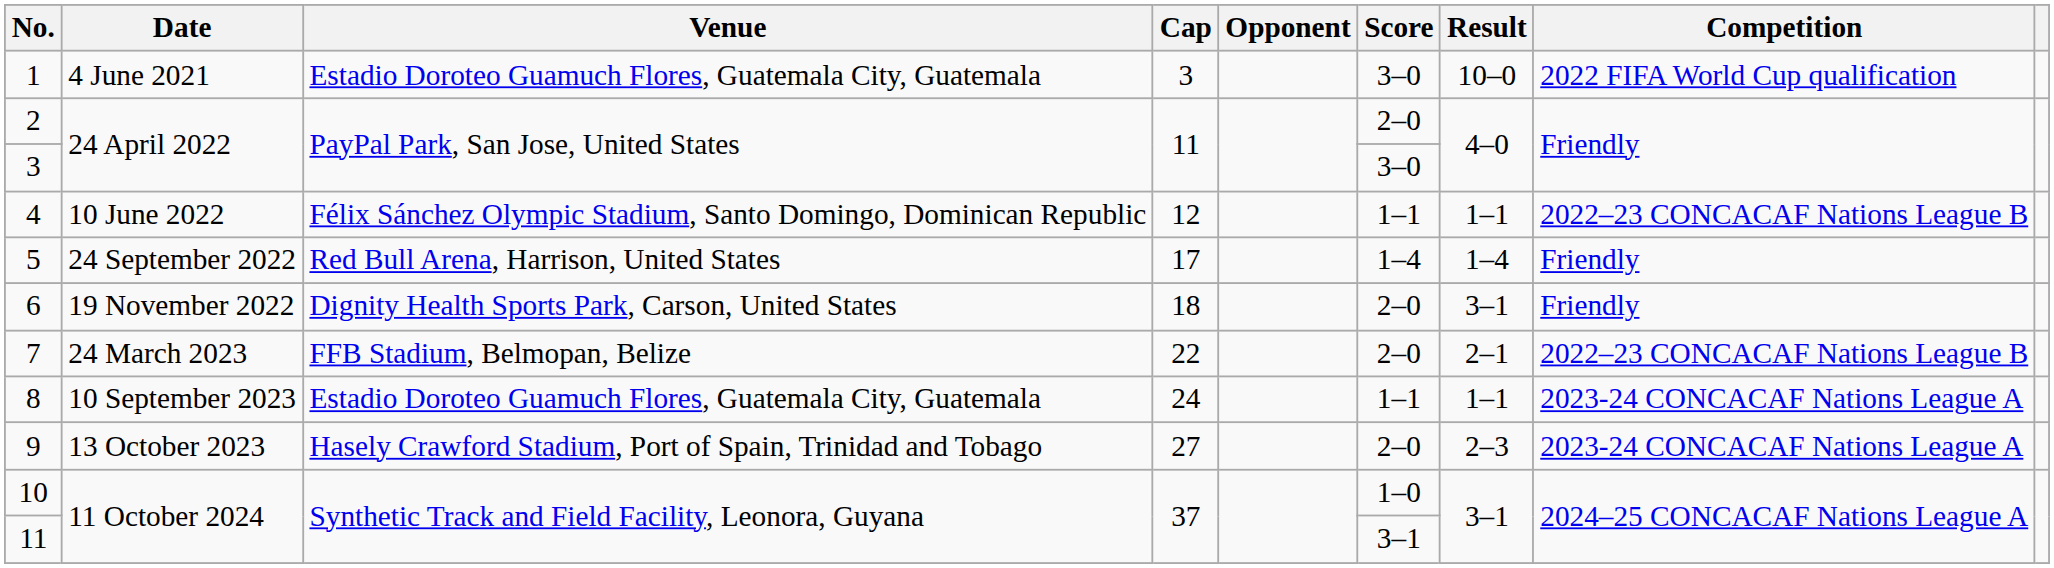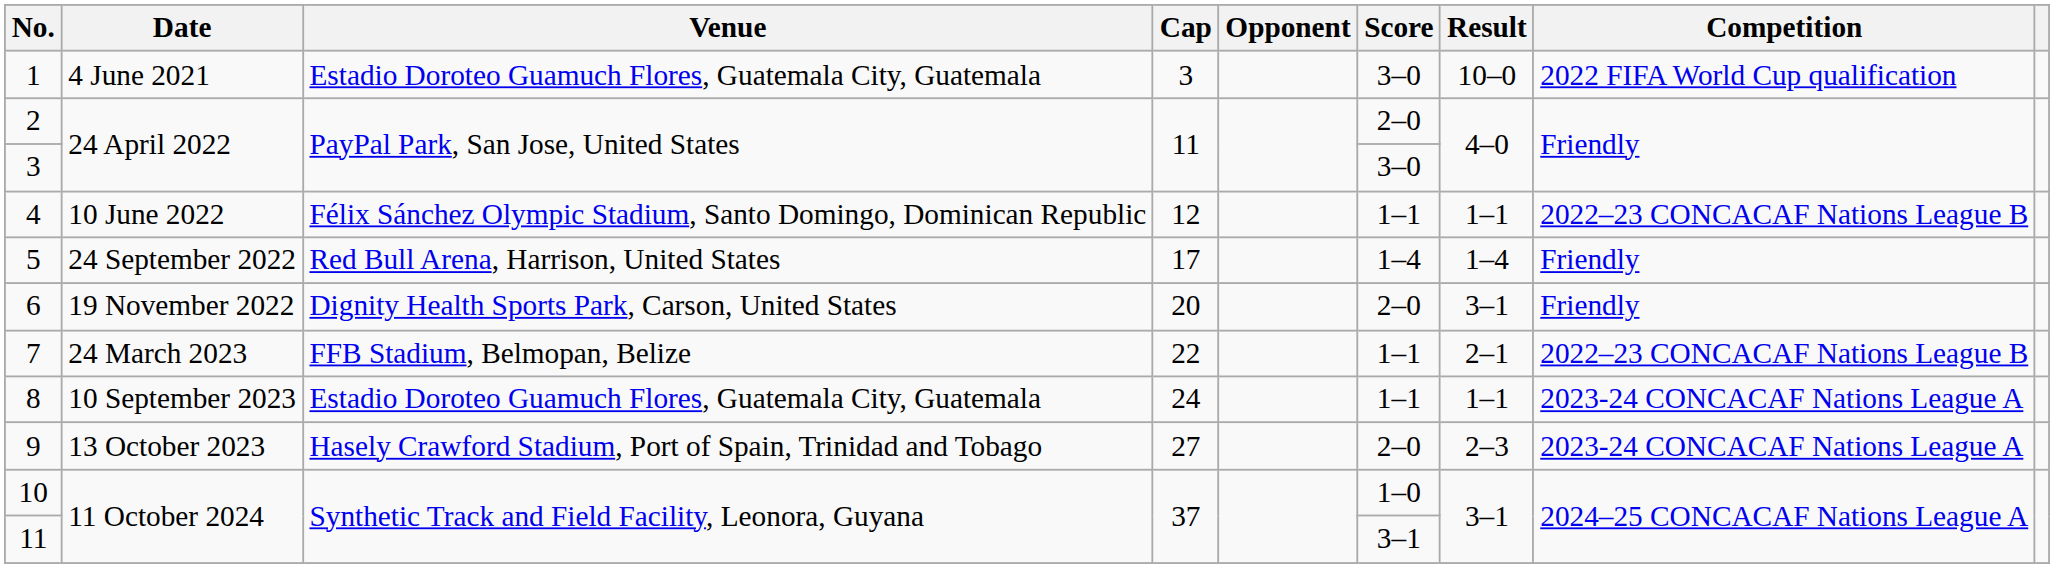(1186, 306) 18 -> (1186, 306) 20
(1399, 352) 2–0 -> (1399, 352) 1–1
